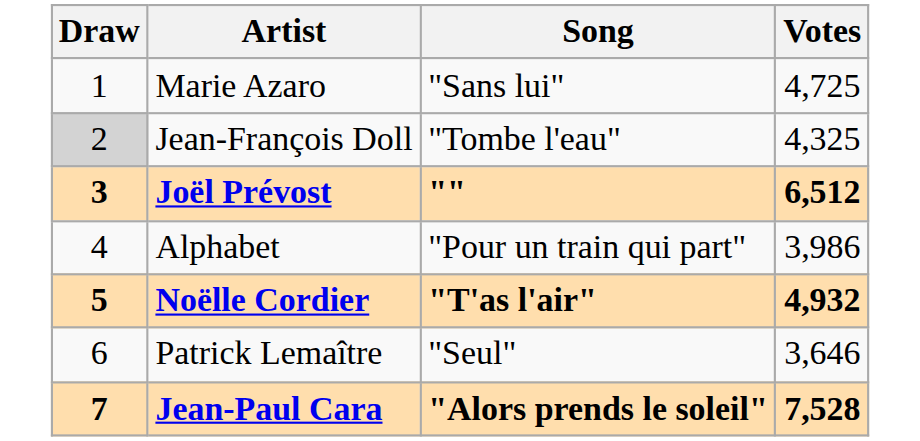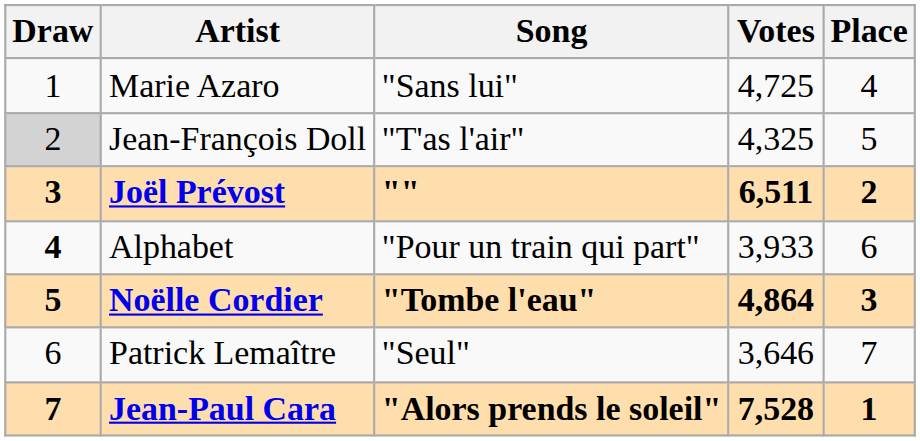+ column: (869, 31)
(524, 138) "Tombe l'eau" -> (453, 138) "T'as l'air"
(822, 192) 6,512 -> (776, 192) 6,511
(99, 246) normal -> (53, 246) bold
(822, 246) 3,986 -> (776, 246) 3,933
(513, 300) "T'as l'air" -> (489, 300) "Tombe l'eau"
(822, 300) 4,932 -> (776, 300) 4,864
